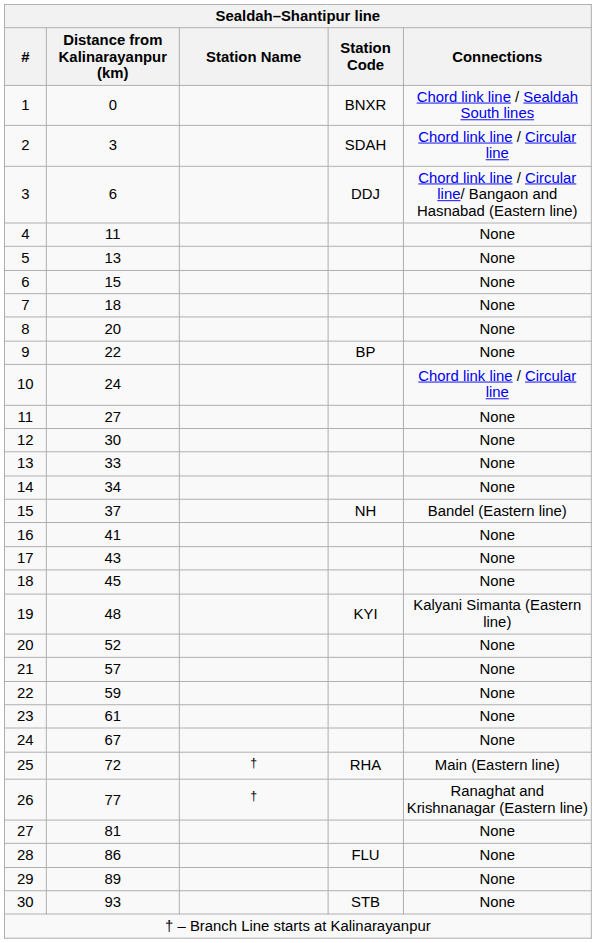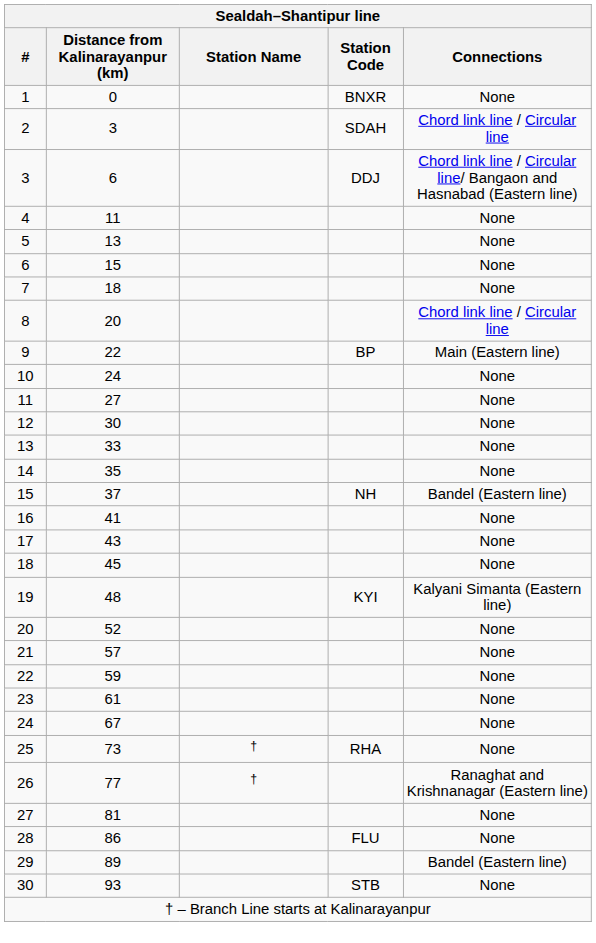(497, 105) Chord link line / Sealdah South lines -> (497, 96) None
(497, 329) None -> (497, 320) Chord link line / Circular line
(497, 352) None -> (497, 352) Main (Eastern line)
(497, 384) Chord link line / Circular line -> (497, 376) None
(113, 487) 34 -> (113, 470) 35
(113, 765) 72 -> (113, 749) 73
(497, 765) Main (Eastern line) -> (497, 749) None
(497, 878) None -> (497, 862) Bandel (Eastern line)
